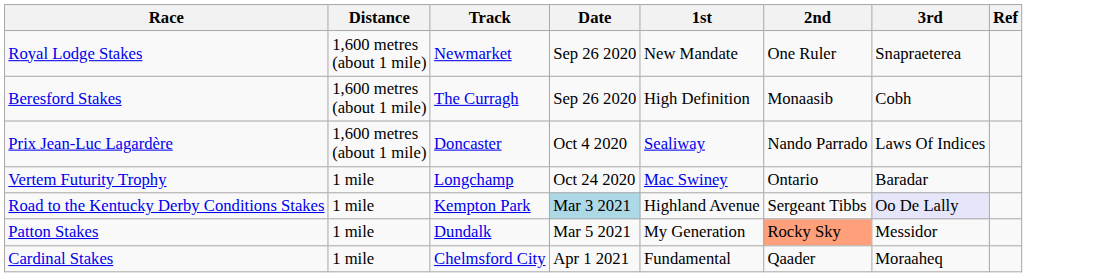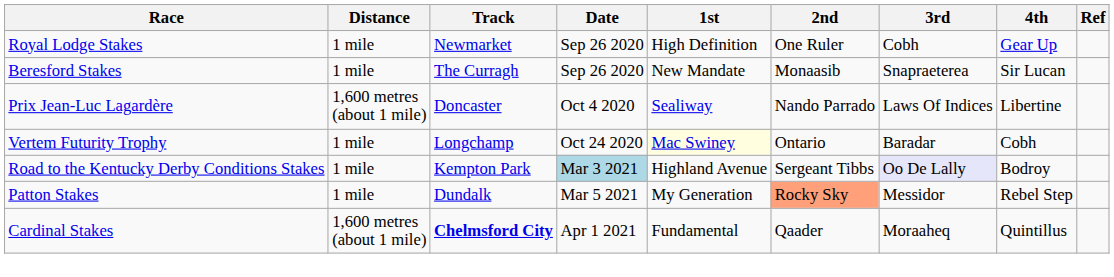+ column: (1037, 17)
(379, 53) 1,600 metres (about 1 mile) -> (353, 44) 1 mile
(691, 53) New Mandate -> (704, 44) High Definition
(918, 53) Snapraeterea -> (901, 44) Cobh
(379, 98) 1,600 metres (about 1 mile) -> (353, 70) 1 mile
(697, 98) High Definition -> (698, 70) New Mandate
(893, 98) Cobh -> (926, 70) Snapraeterea
(686, 179) no background -> (693, 141) lightyellow background
(353, 258) 1 mile -> (379, 230) 1,600 metres (about 1 mile)
(490, 258) normal -> (493, 230) bold
